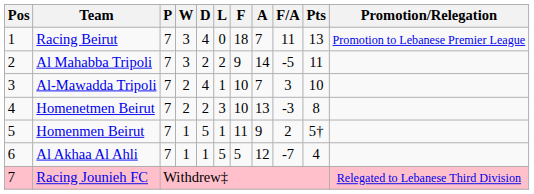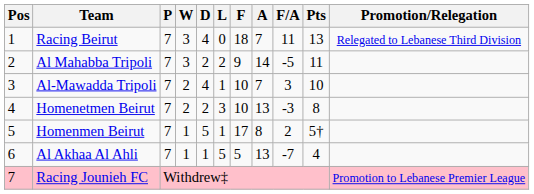(429, 40) Promotion to Lebanese Premier League -> (429, 40) Relegated to Lebanese Third Division
(241, 131) 11 -> (241, 131) 17
(259, 131) 9 -> (259, 131) 8
(262, 154) 12 -> (262, 154) 13
(429, 178) Relegated to Lebanese Third Division -> (429, 178) Promotion to Lebanese Premier League
